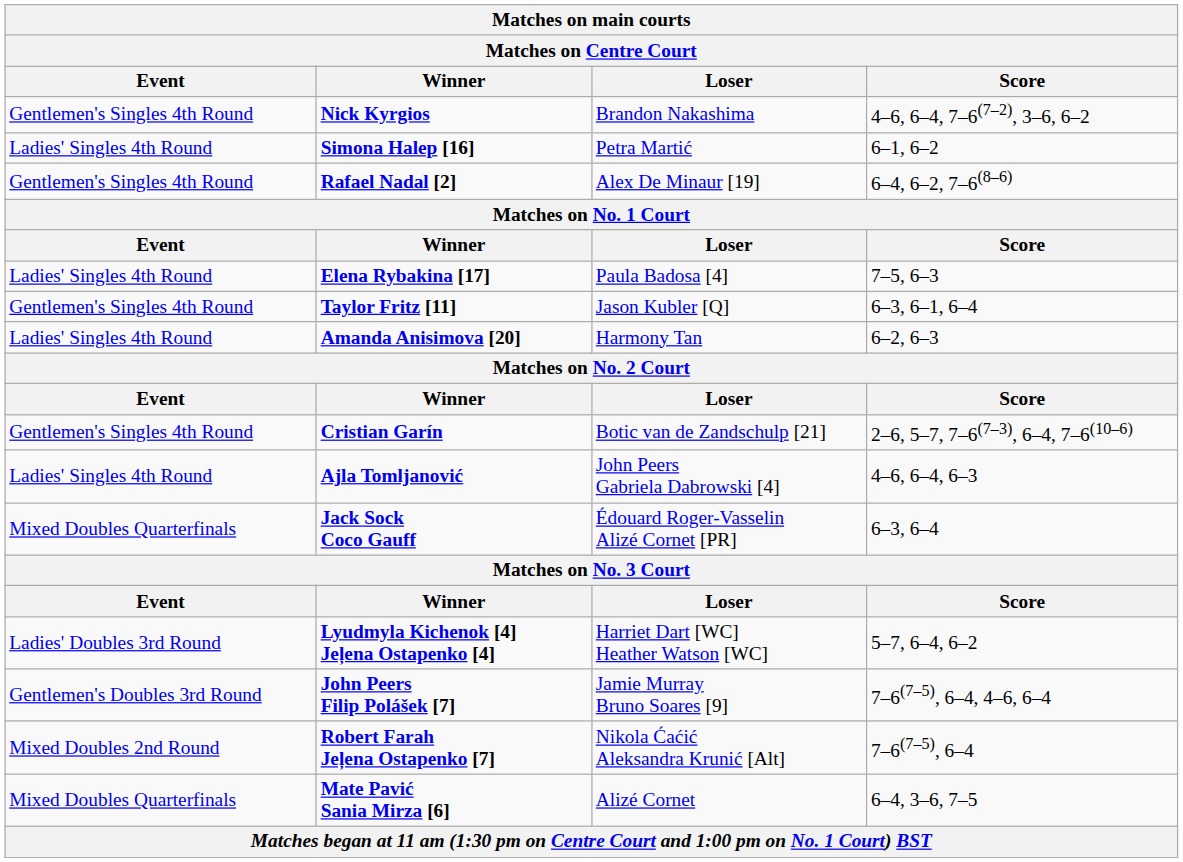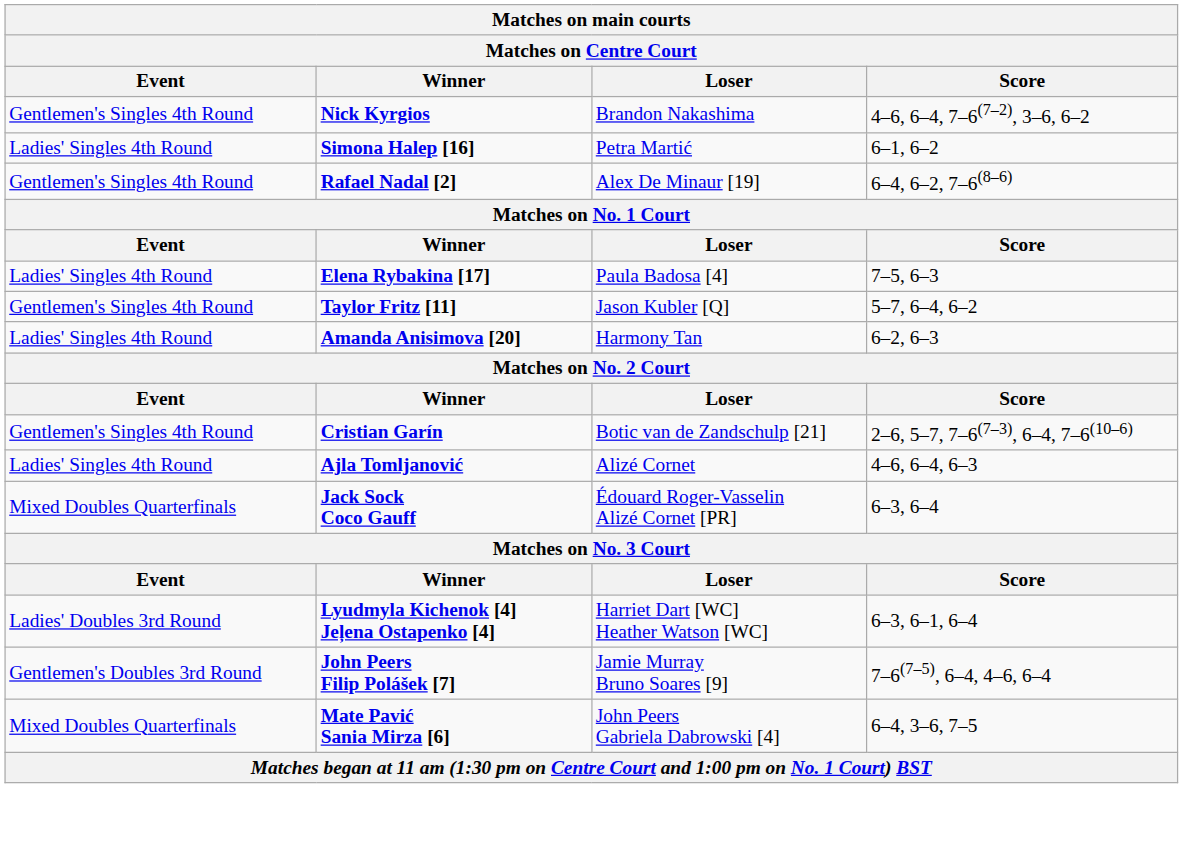(924, 306) 6–3, 6–1, 6–4 -> (924, 306) 5–7, 6–4, 6–2
(688, 476) John Peers Gabriela Dabrowski [4] -> (646, 465) Alizé Cornet
(924, 642) 5–7, 6–4, 6–2 -> (924, 620) 6–3, 6–1, 6–4
- row: (408, 747)
(646, 800) Alizé Cornet -> (688, 725) John Peers Gabriela Dabrowski [4]
